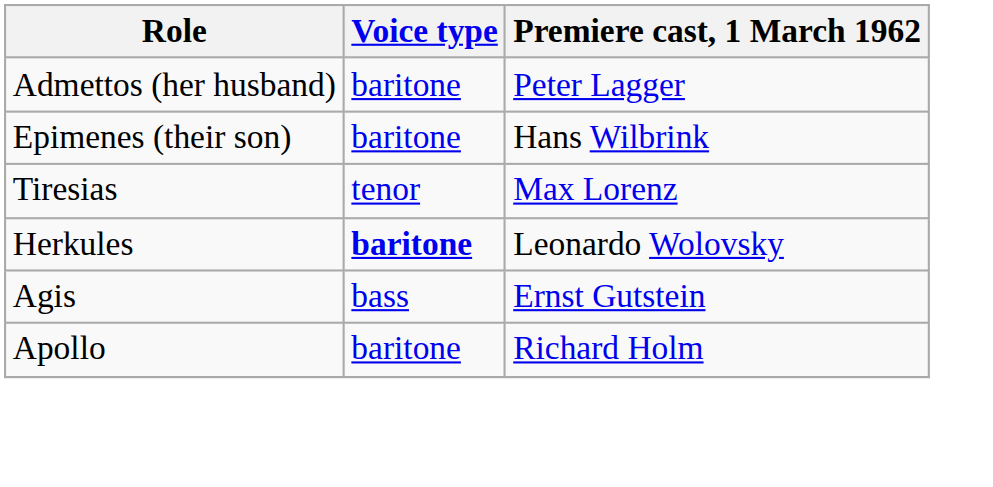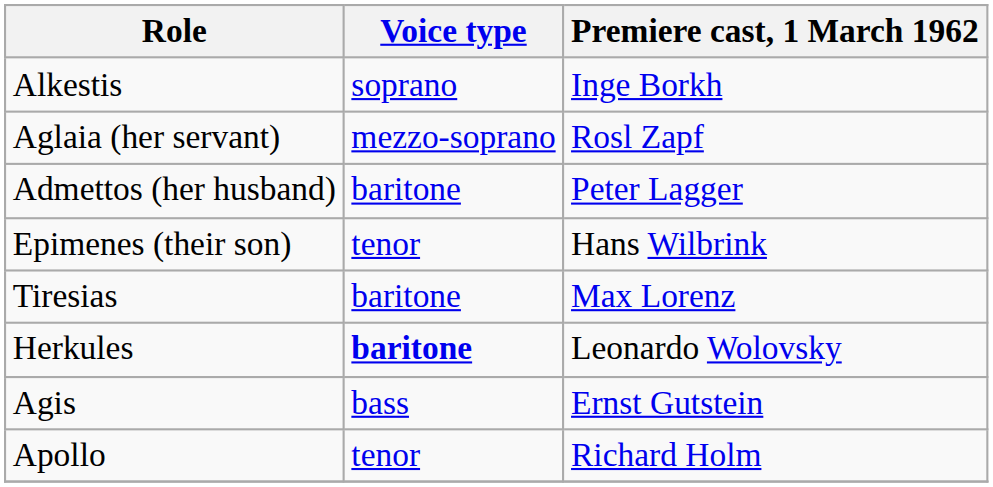+ row: (68, 84)
+ row: (146, 137)
(406, 137) baritone -> (386, 243) tenor
(386, 190) tenor -> (406, 296) baritone
(406, 349) baritone -> (386, 455) tenor
